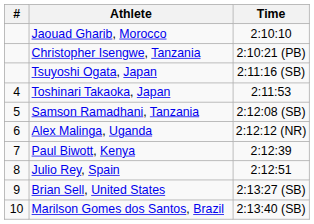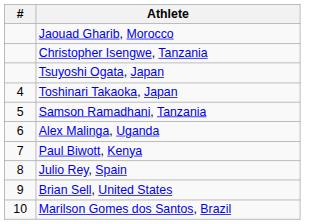- column: (271, 14)
